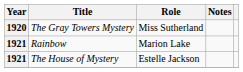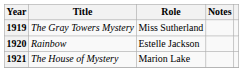(17, 28) 1920 -> (17, 28) 1919
(17, 43) 1921 -> (17, 43) 1920
(164, 43) Marion Lake -> (169, 43) Estelle Jackson
(169, 59) Estelle Jackson -> (164, 59) Marion Lake
